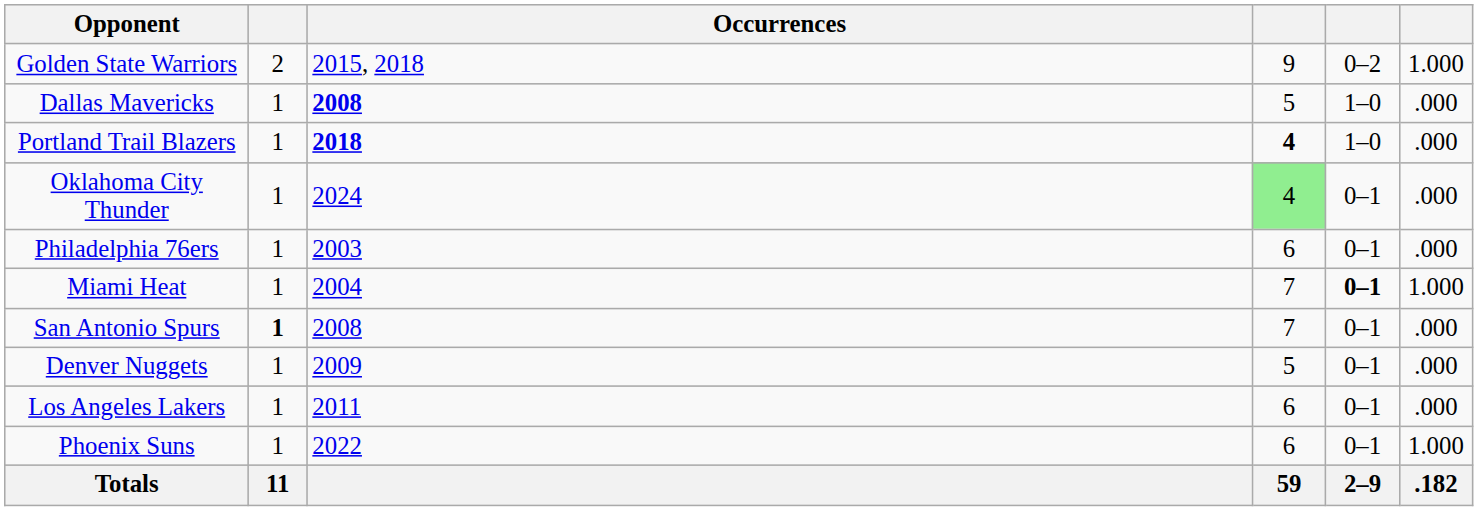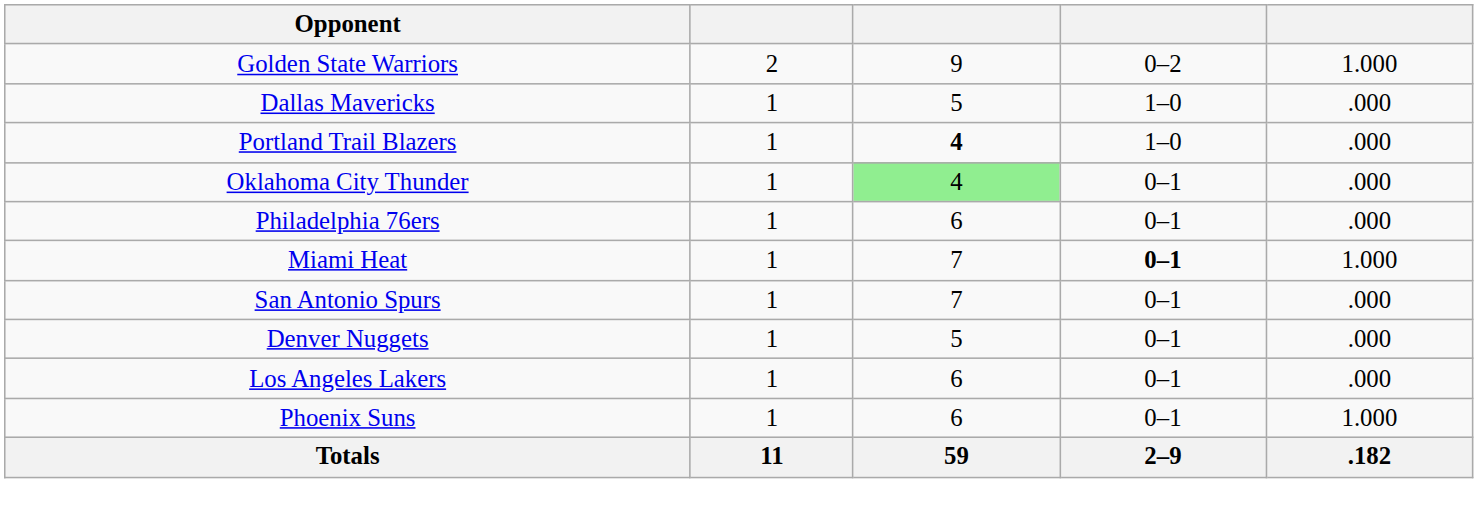- column: (779, 24)
(278, 327) bold -> (772, 299) normal
